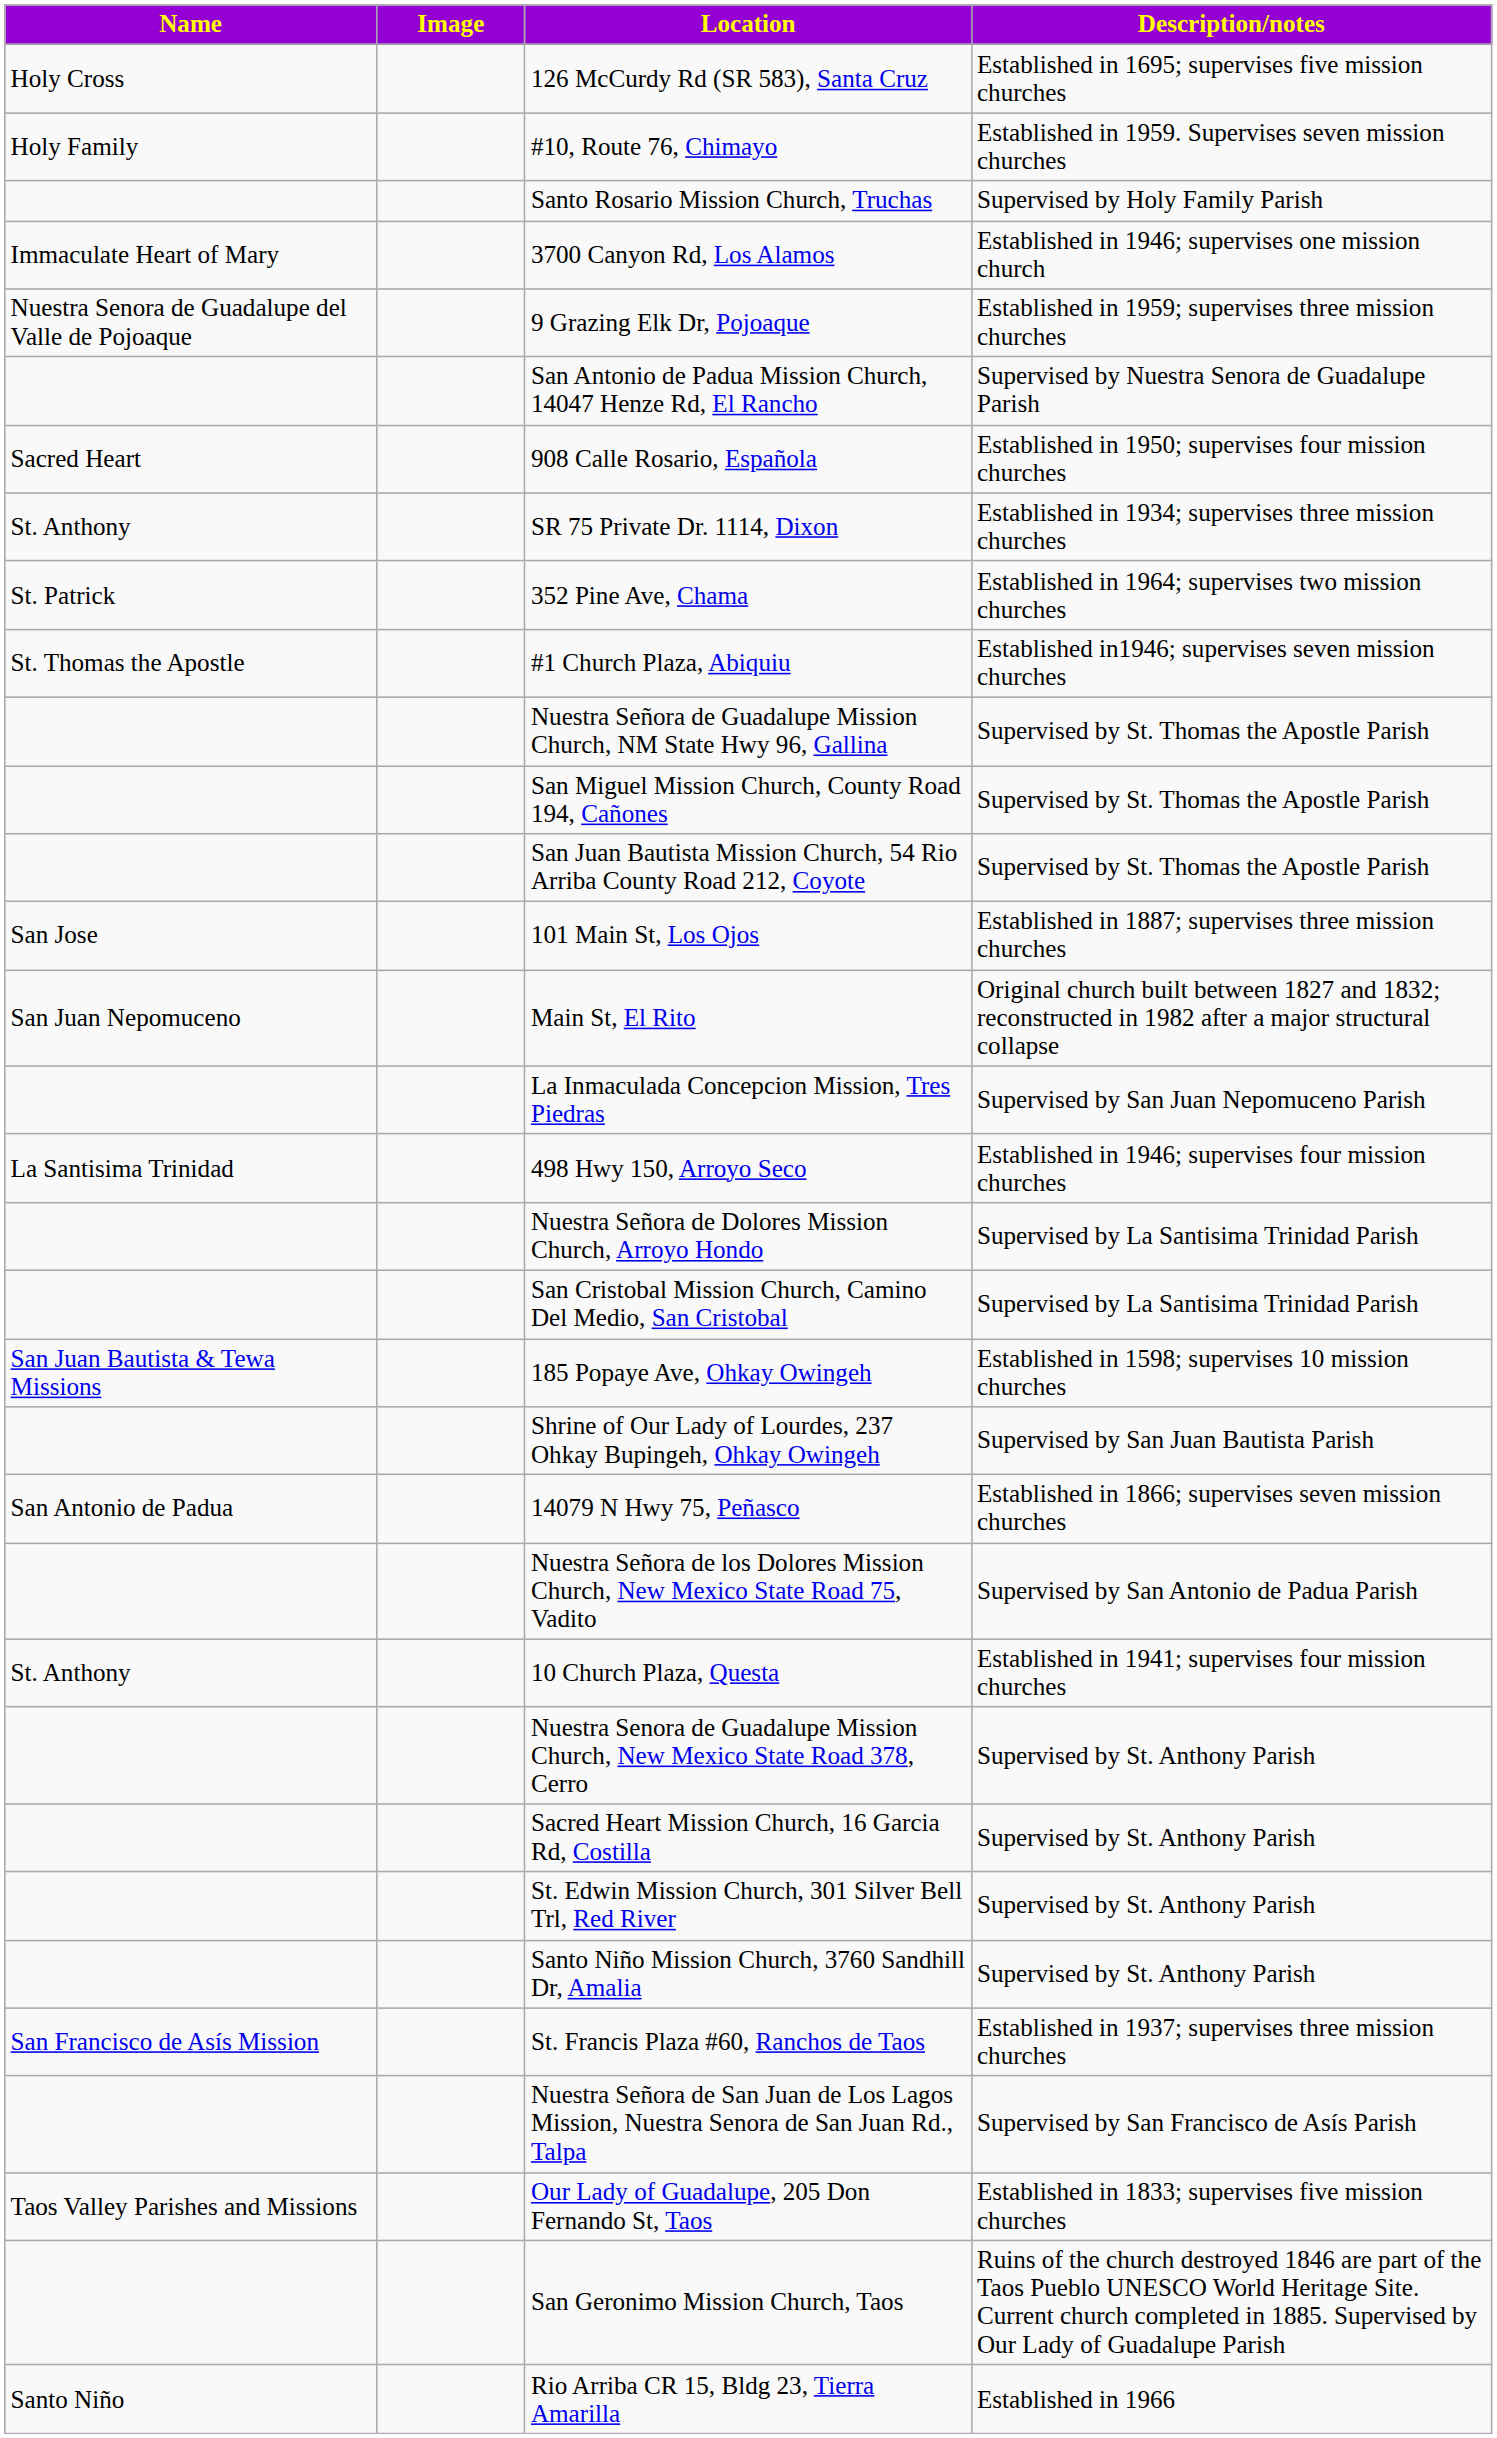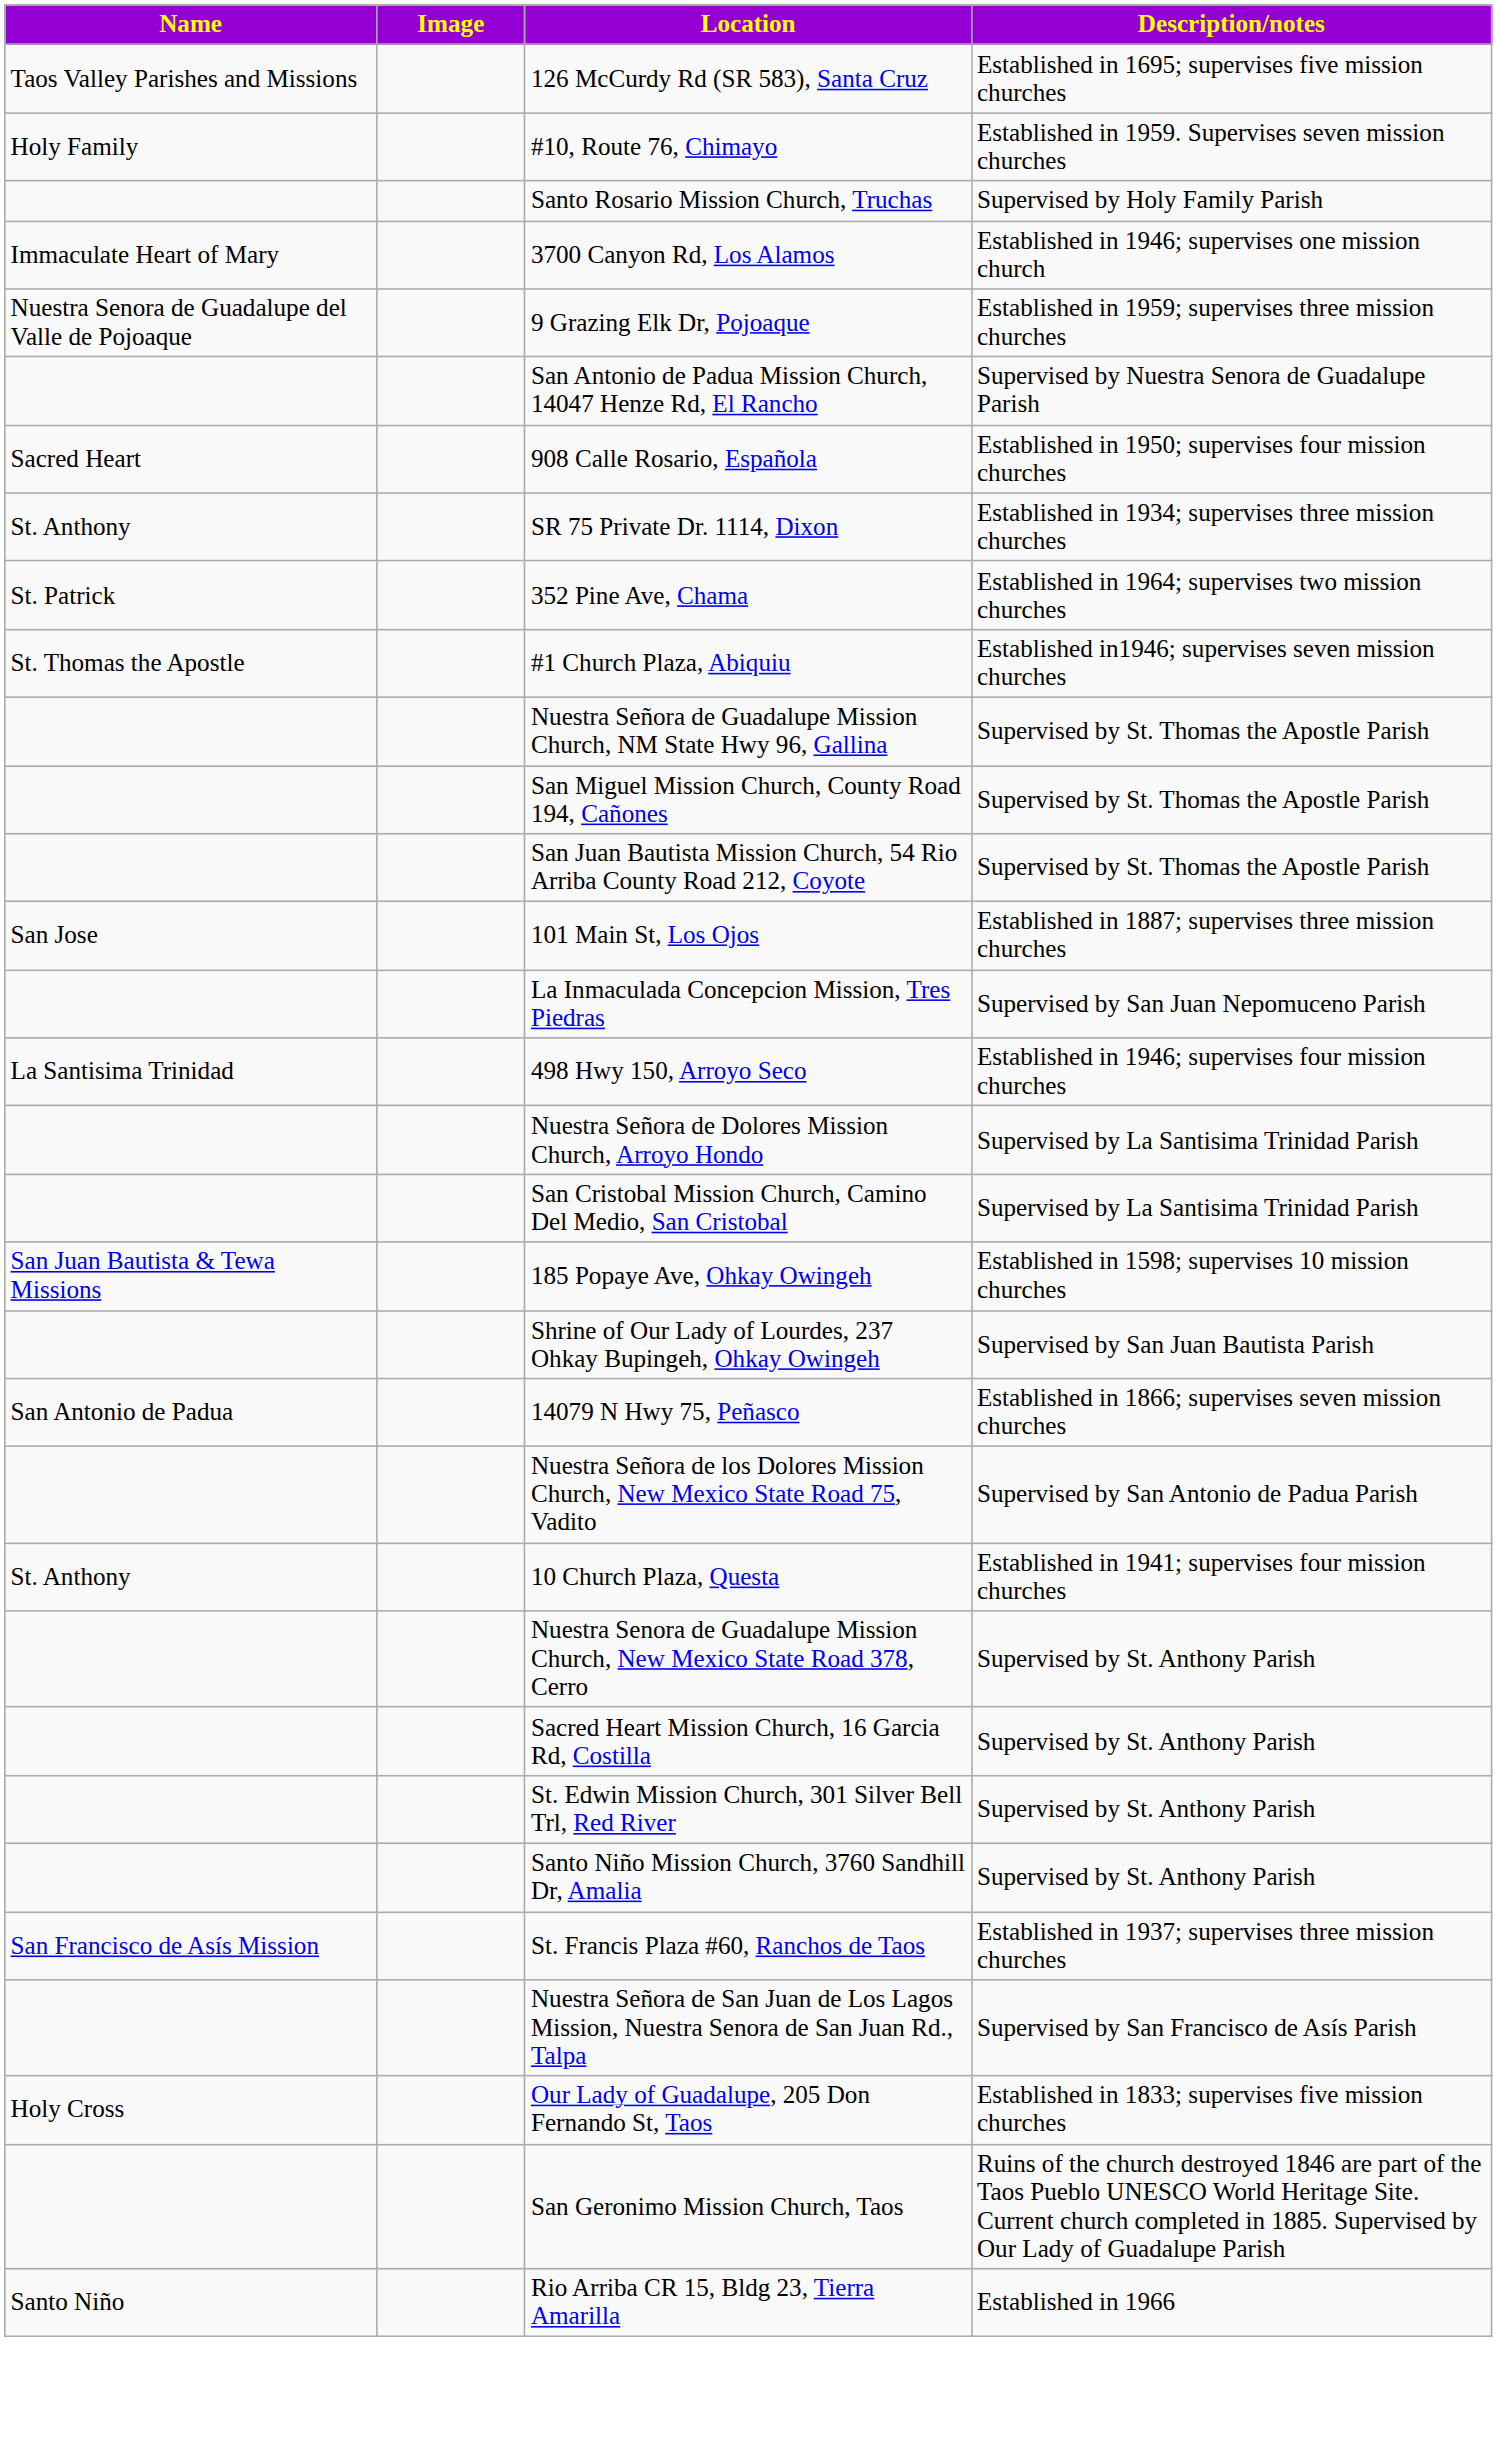(67, 78) Holy Cross -> (184, 78) Taos Valley Parishes and Missions
- row: (613, 1017)
(184, 2206) Taos Valley Parishes and Missions -> (67, 2109) Holy Cross
